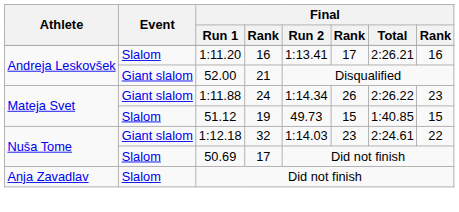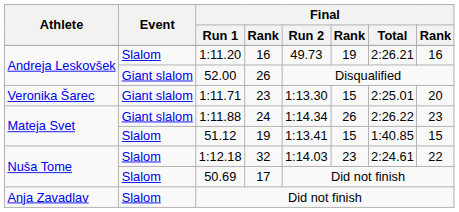(306, 55) 1:13.41 -> (306, 55) 49.73
(349, 55) 17 -> (349, 55) 19
(263, 76) 21 -> (263, 76) 26
+ row: (220, 96)
(306, 116) 49.73 -> (306, 136) 1:13.41
(157, 136) Giant slalom -> (141, 157) Slalom
